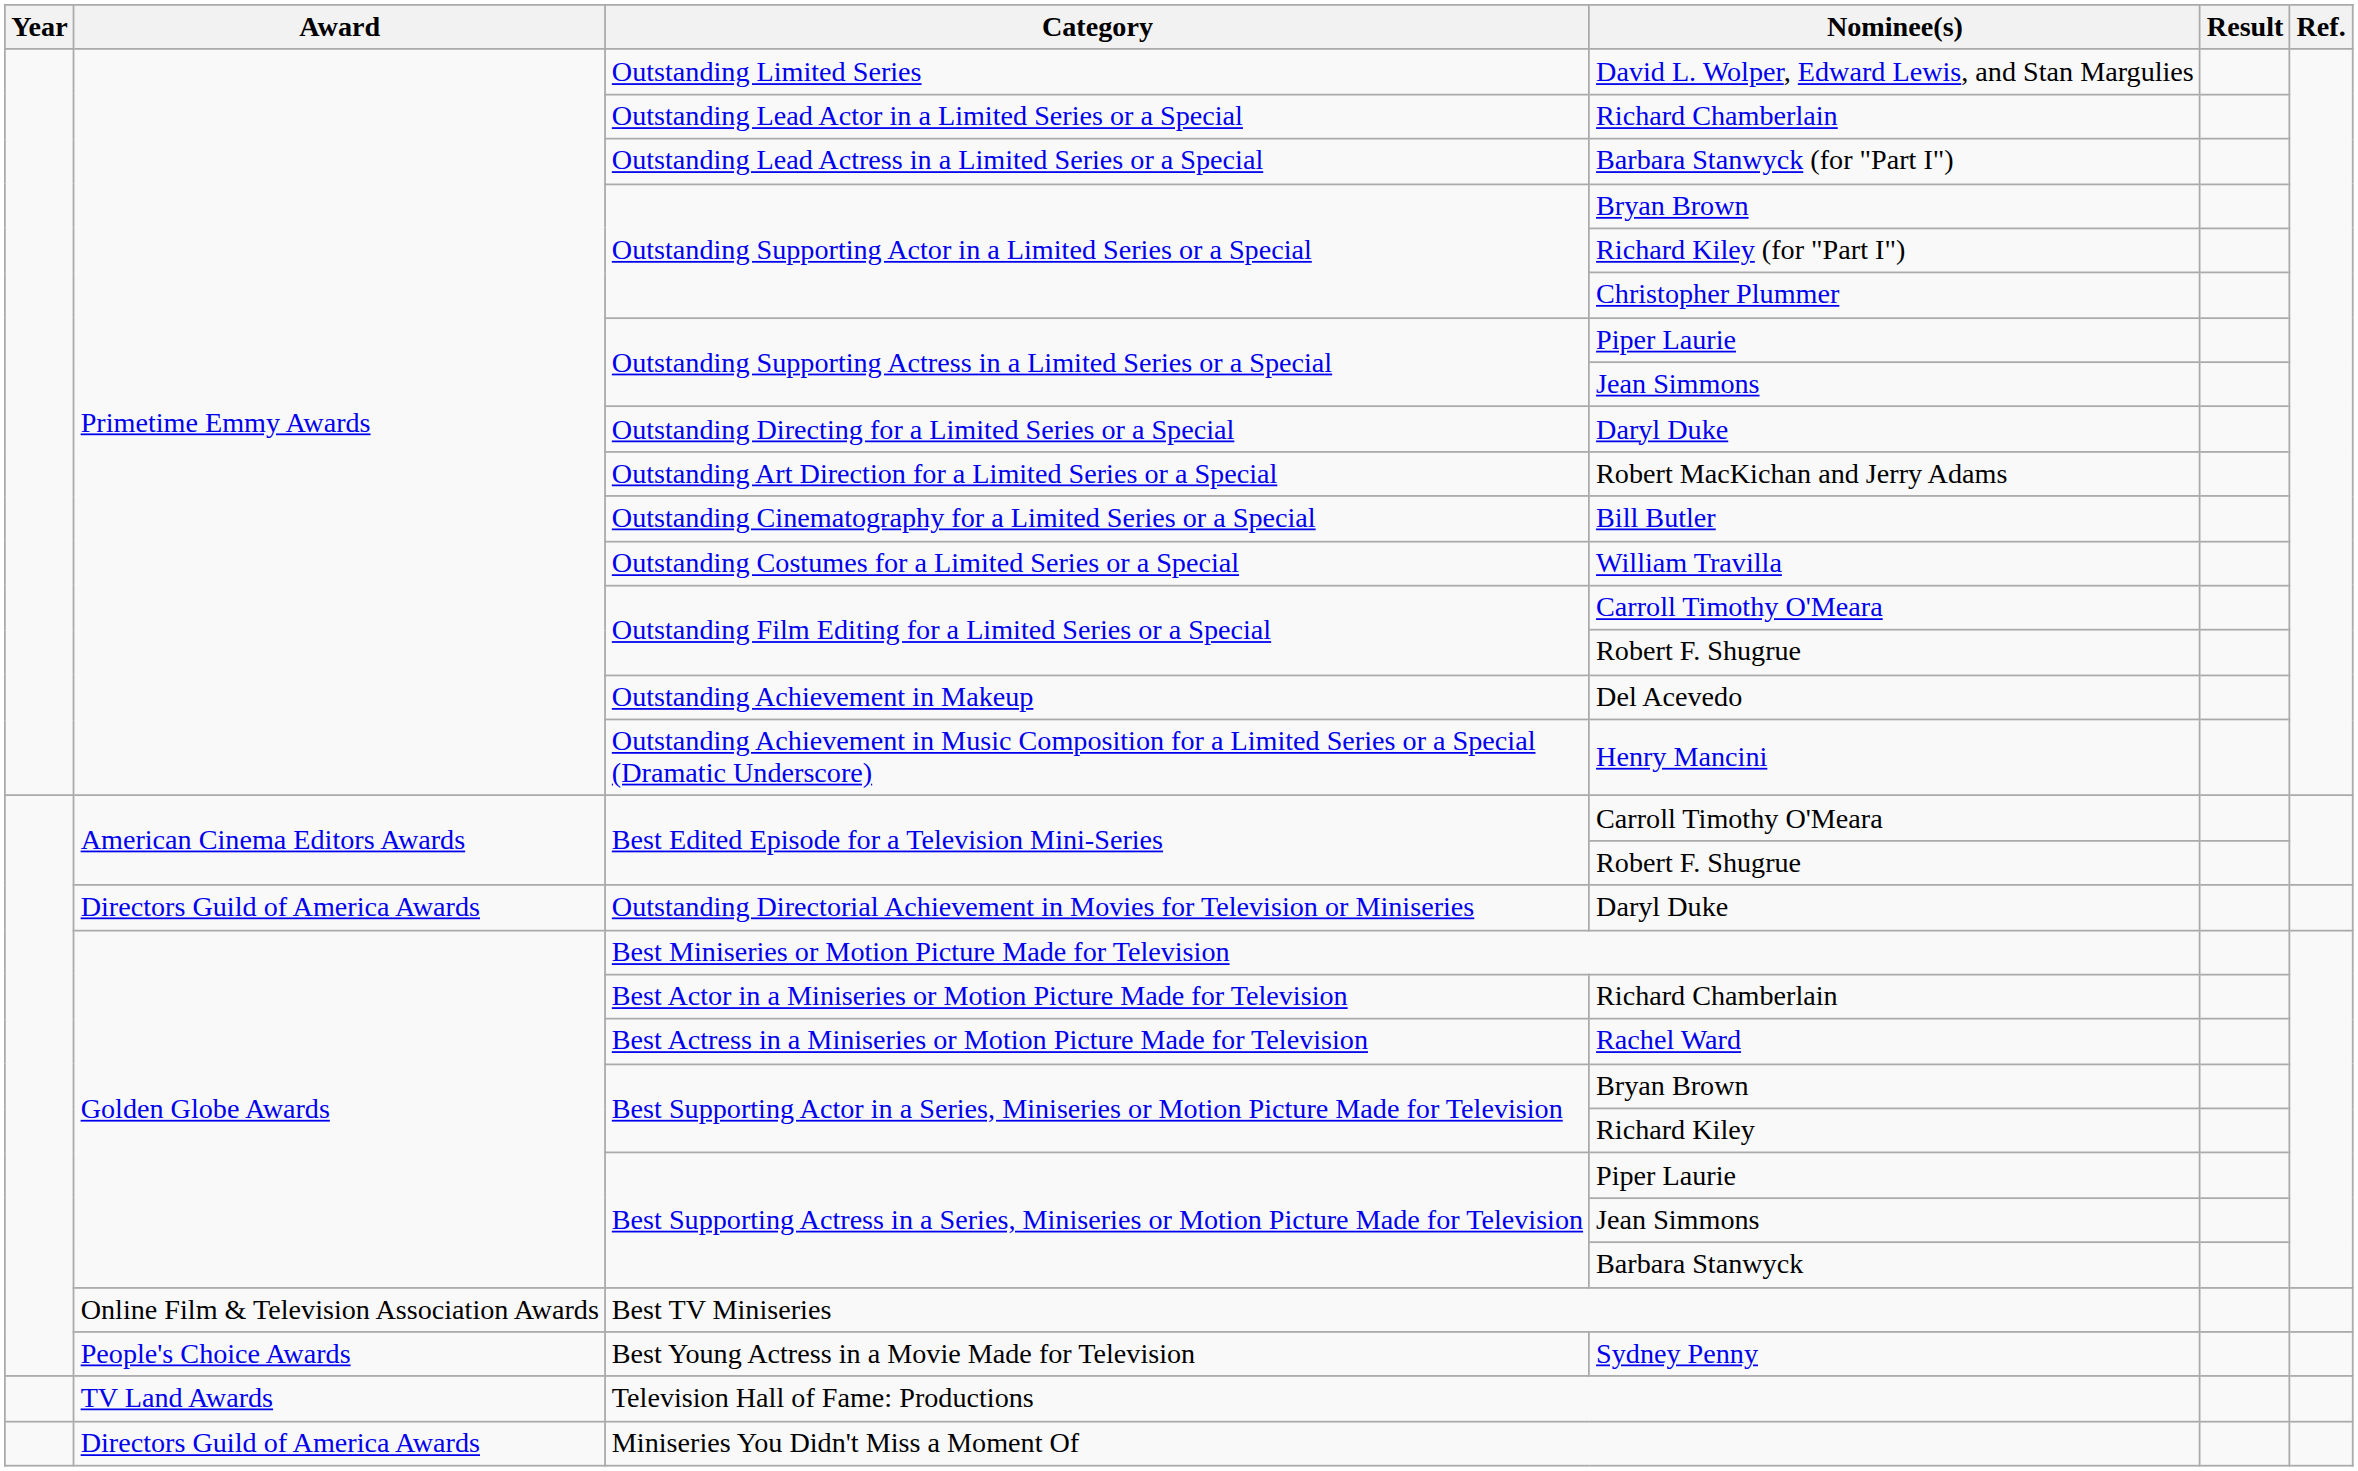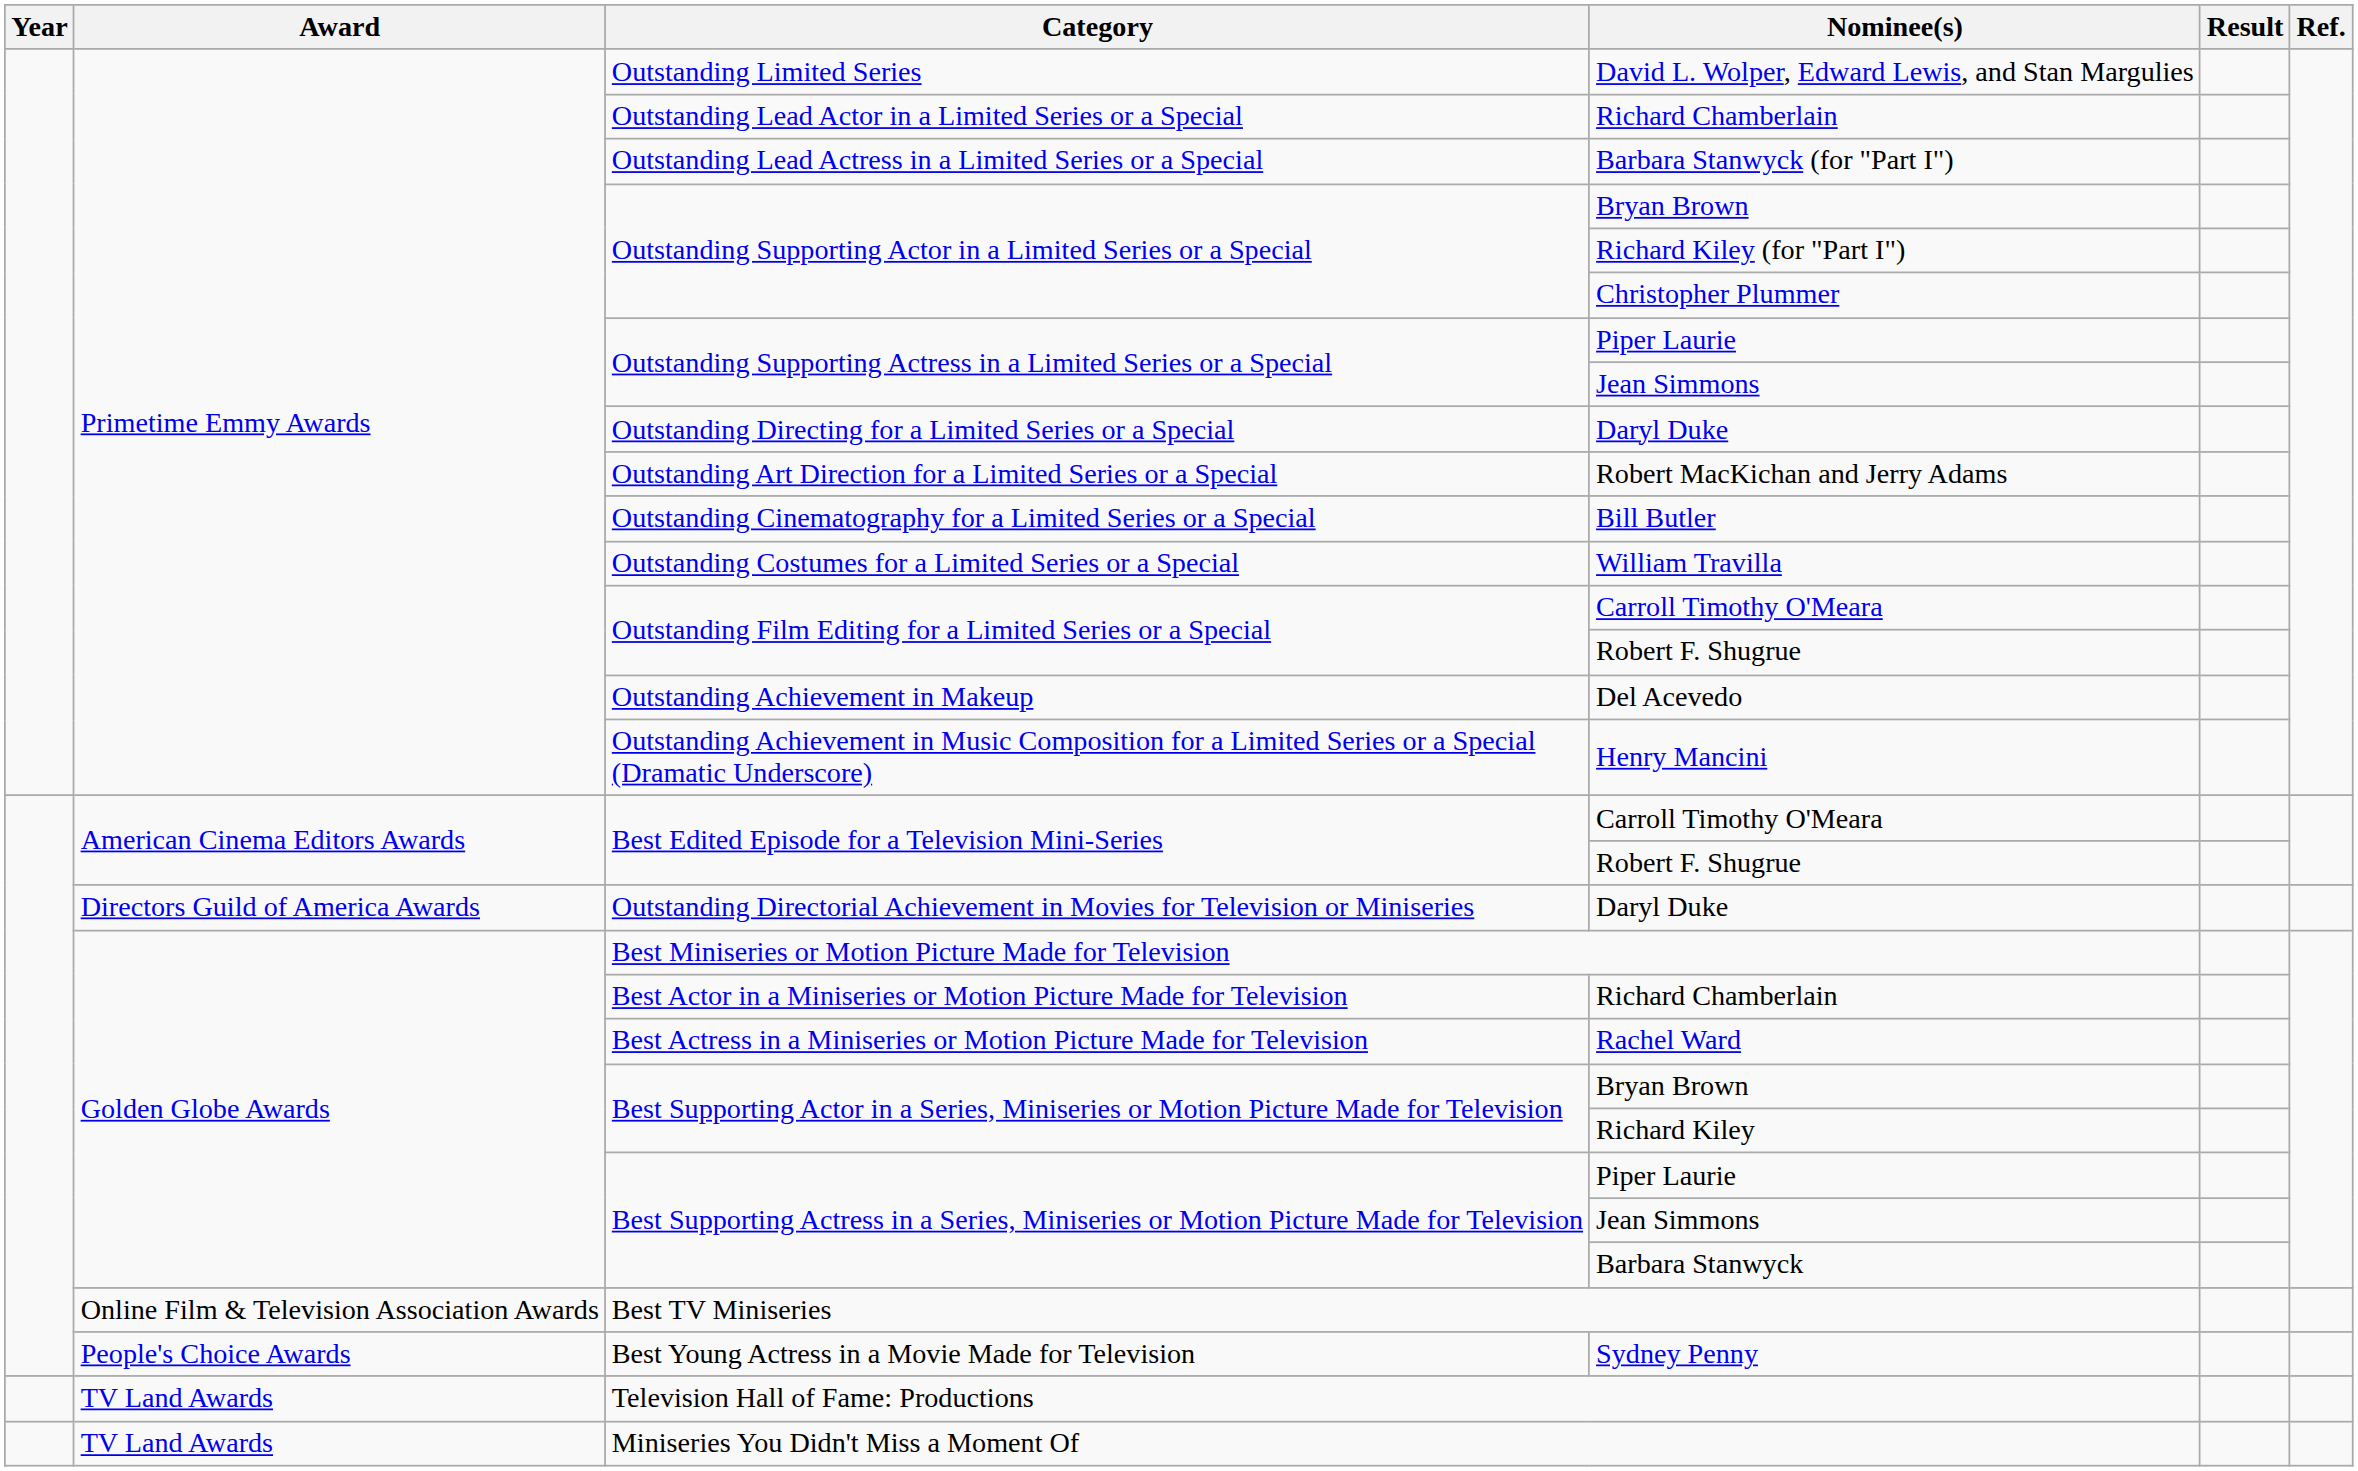(280, 1442) Directors Guild of America Awards -> (177, 1442) TV Land Awards
